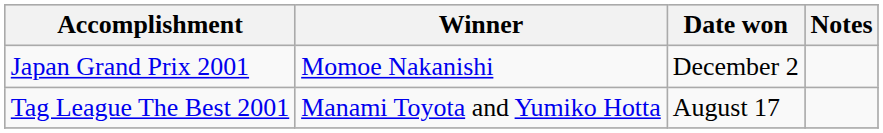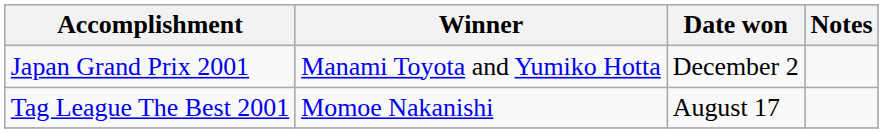(397, 66) Momoe Nakanishi -> (481, 66) Manami Toyota and Yumiko Hotta
(481, 107) Manami Toyota and Yumiko Hotta -> (397, 107) Momoe Nakanishi
